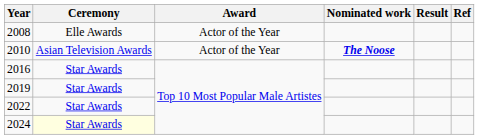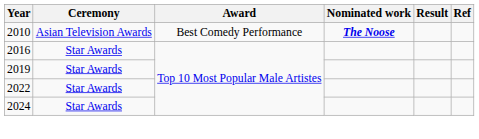- row: (19, 32)
(239, 50) Actor of the Year -> (239, 32) Best Comedy Performance
(94, 124) lightyellow background -> (94, 106) no background
